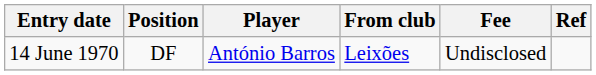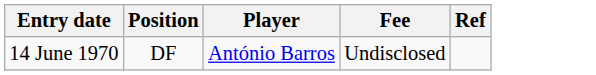- column: (390, 20)
